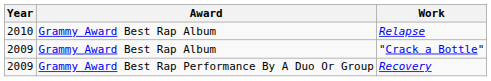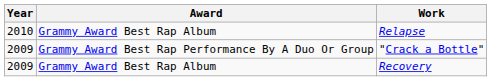(127, 49) Grammy Award Best Rap Album -> (206, 49) Grammy Award Best Rap Performance By A Duo Or Group
(206, 67) Grammy Award Best Rap Performance By A Duo Or Group -> (127, 67) Grammy Award Best Rap Album
